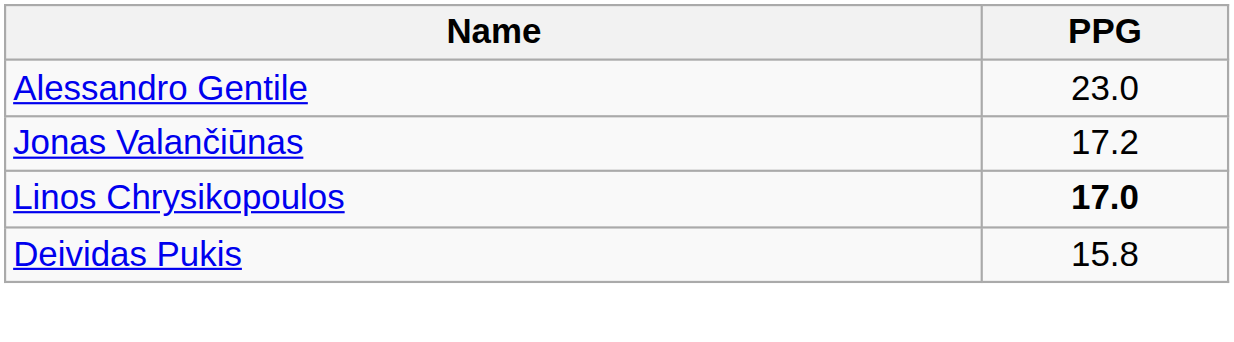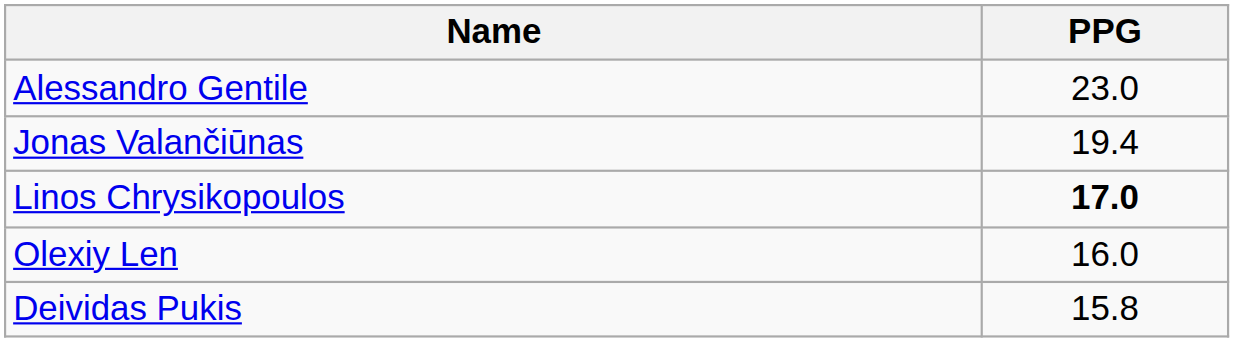(1105, 142) 17.2 -> (1105, 142) 19.4
+ row: (96, 253)
